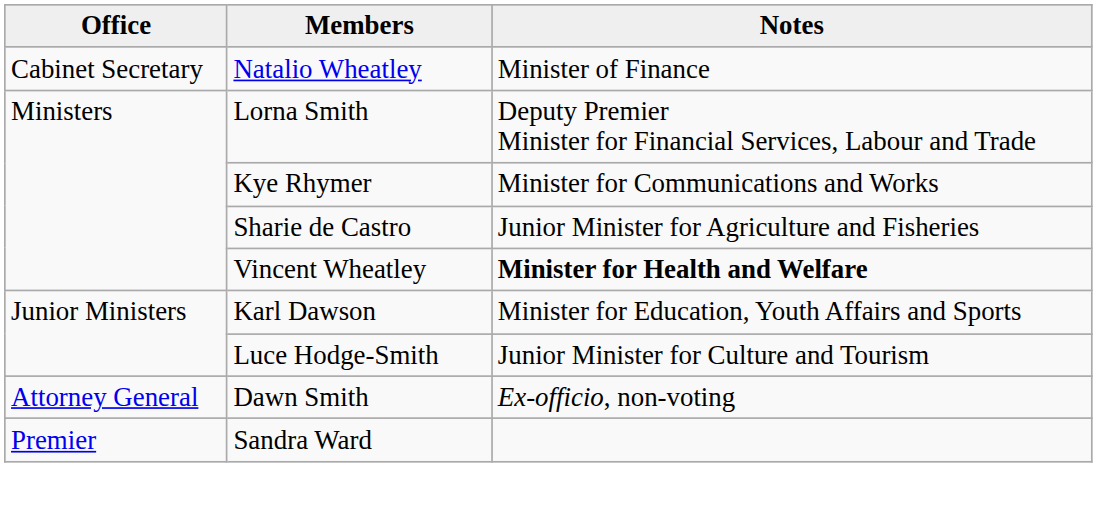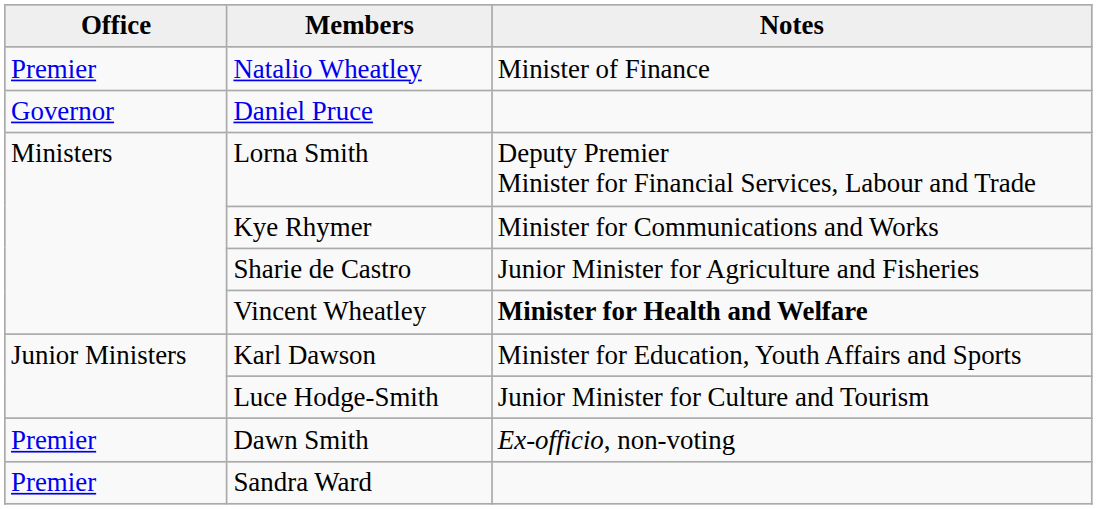(107, 68) Cabinet Secretary -> (54, 68) Premier
+ row: (303, 111)
(105, 397) Attorney General -> (54, 439) Premier
